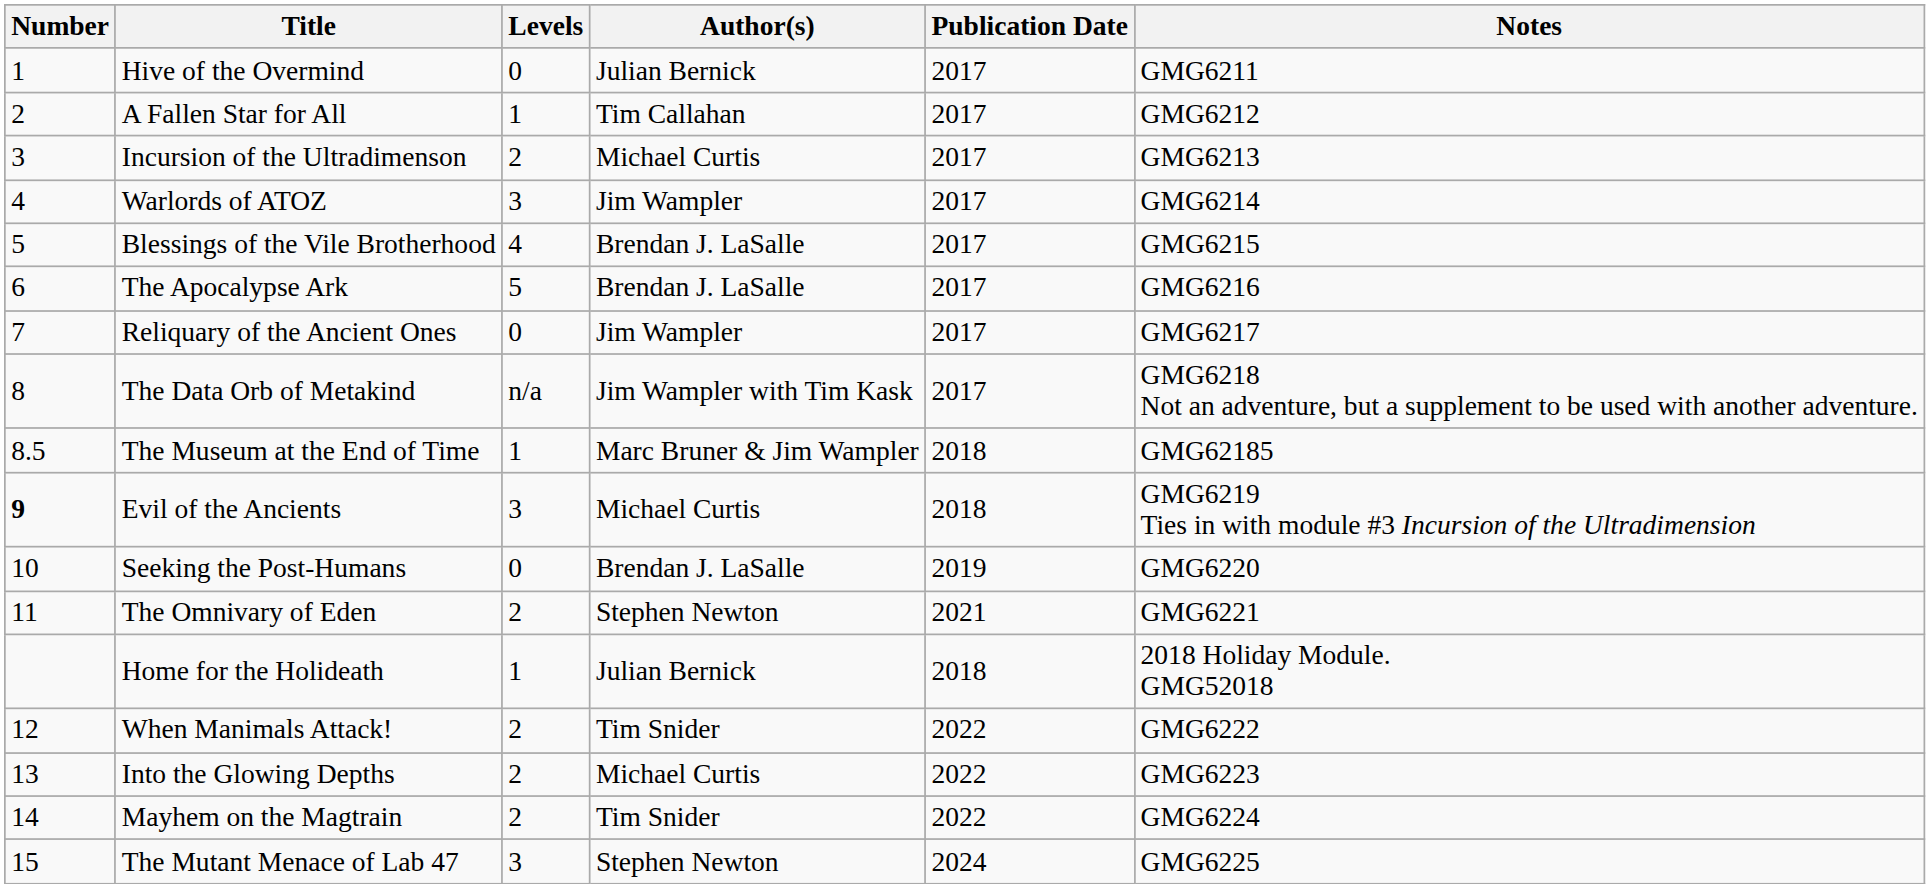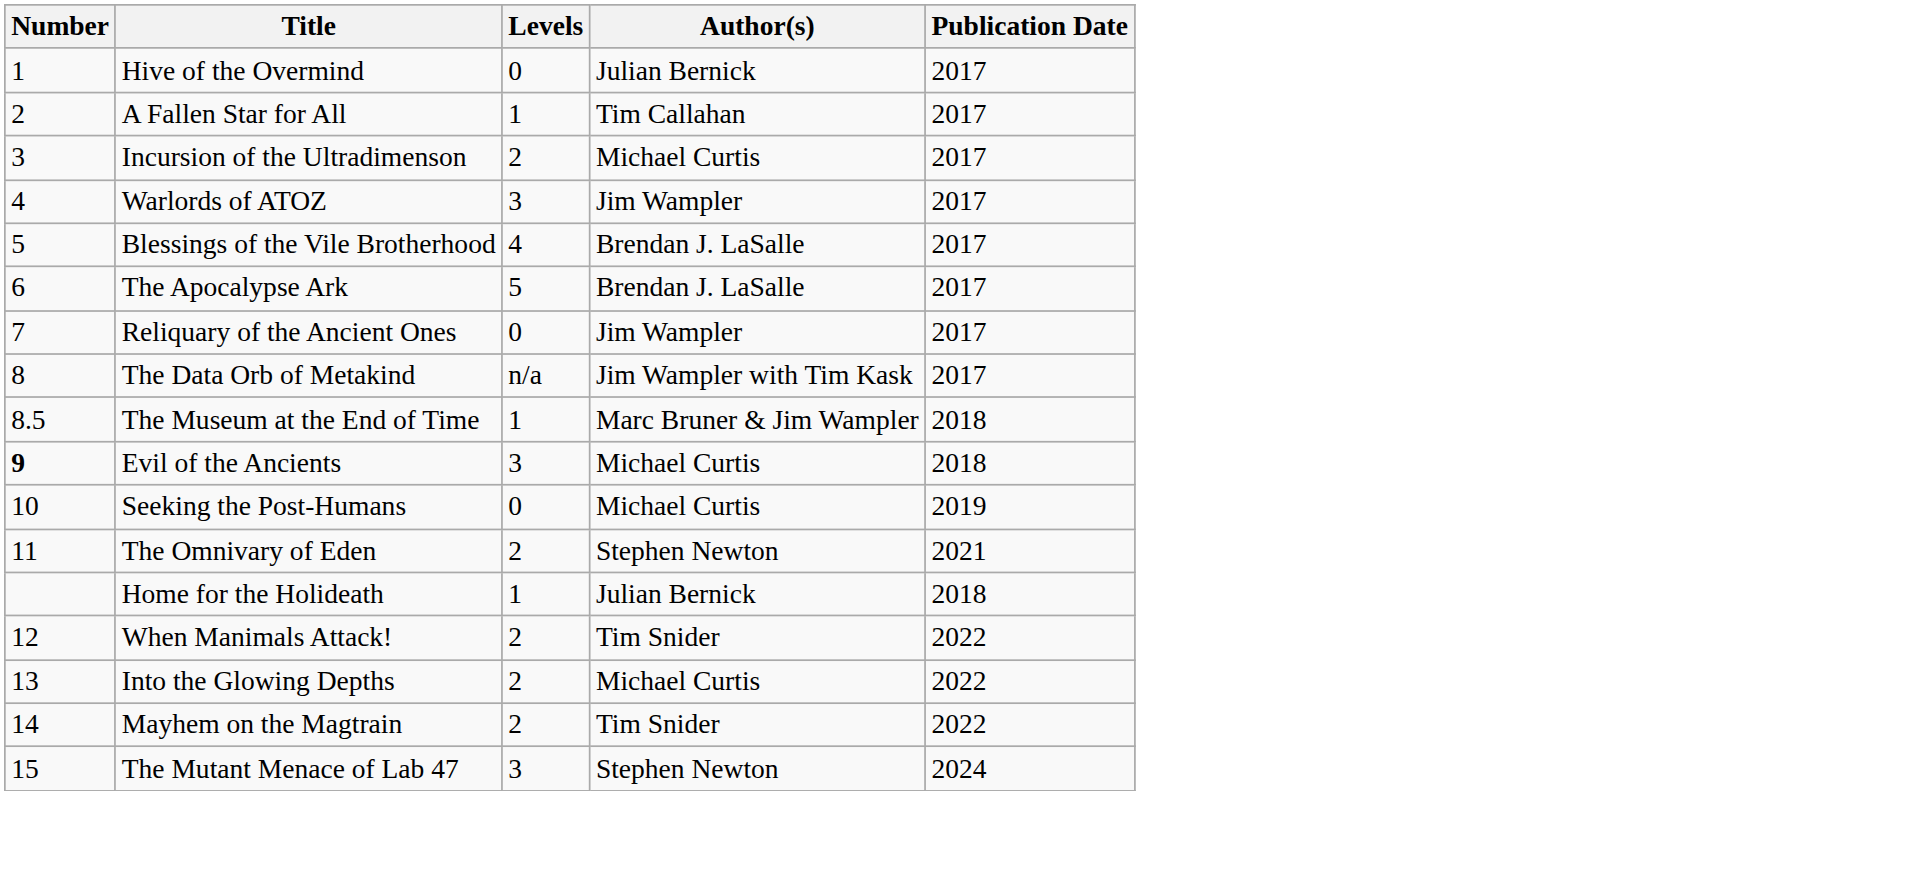- column: (1529, 26)
(700, 568) Brendan J. LaSalle -> (678, 506) Michael Curtis
